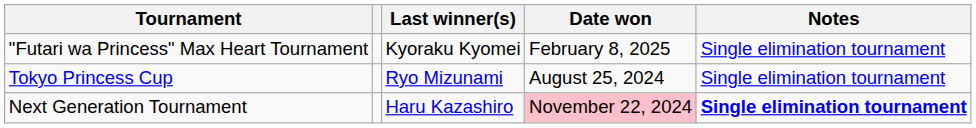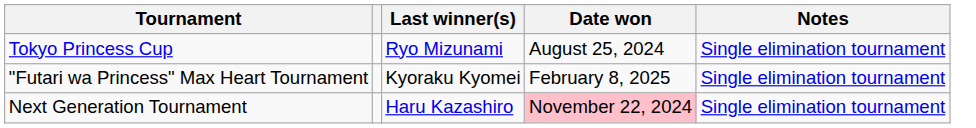rows swapped: (91, 78) <-> (189, 48)
(834, 107) bold -> (823, 107) normal
